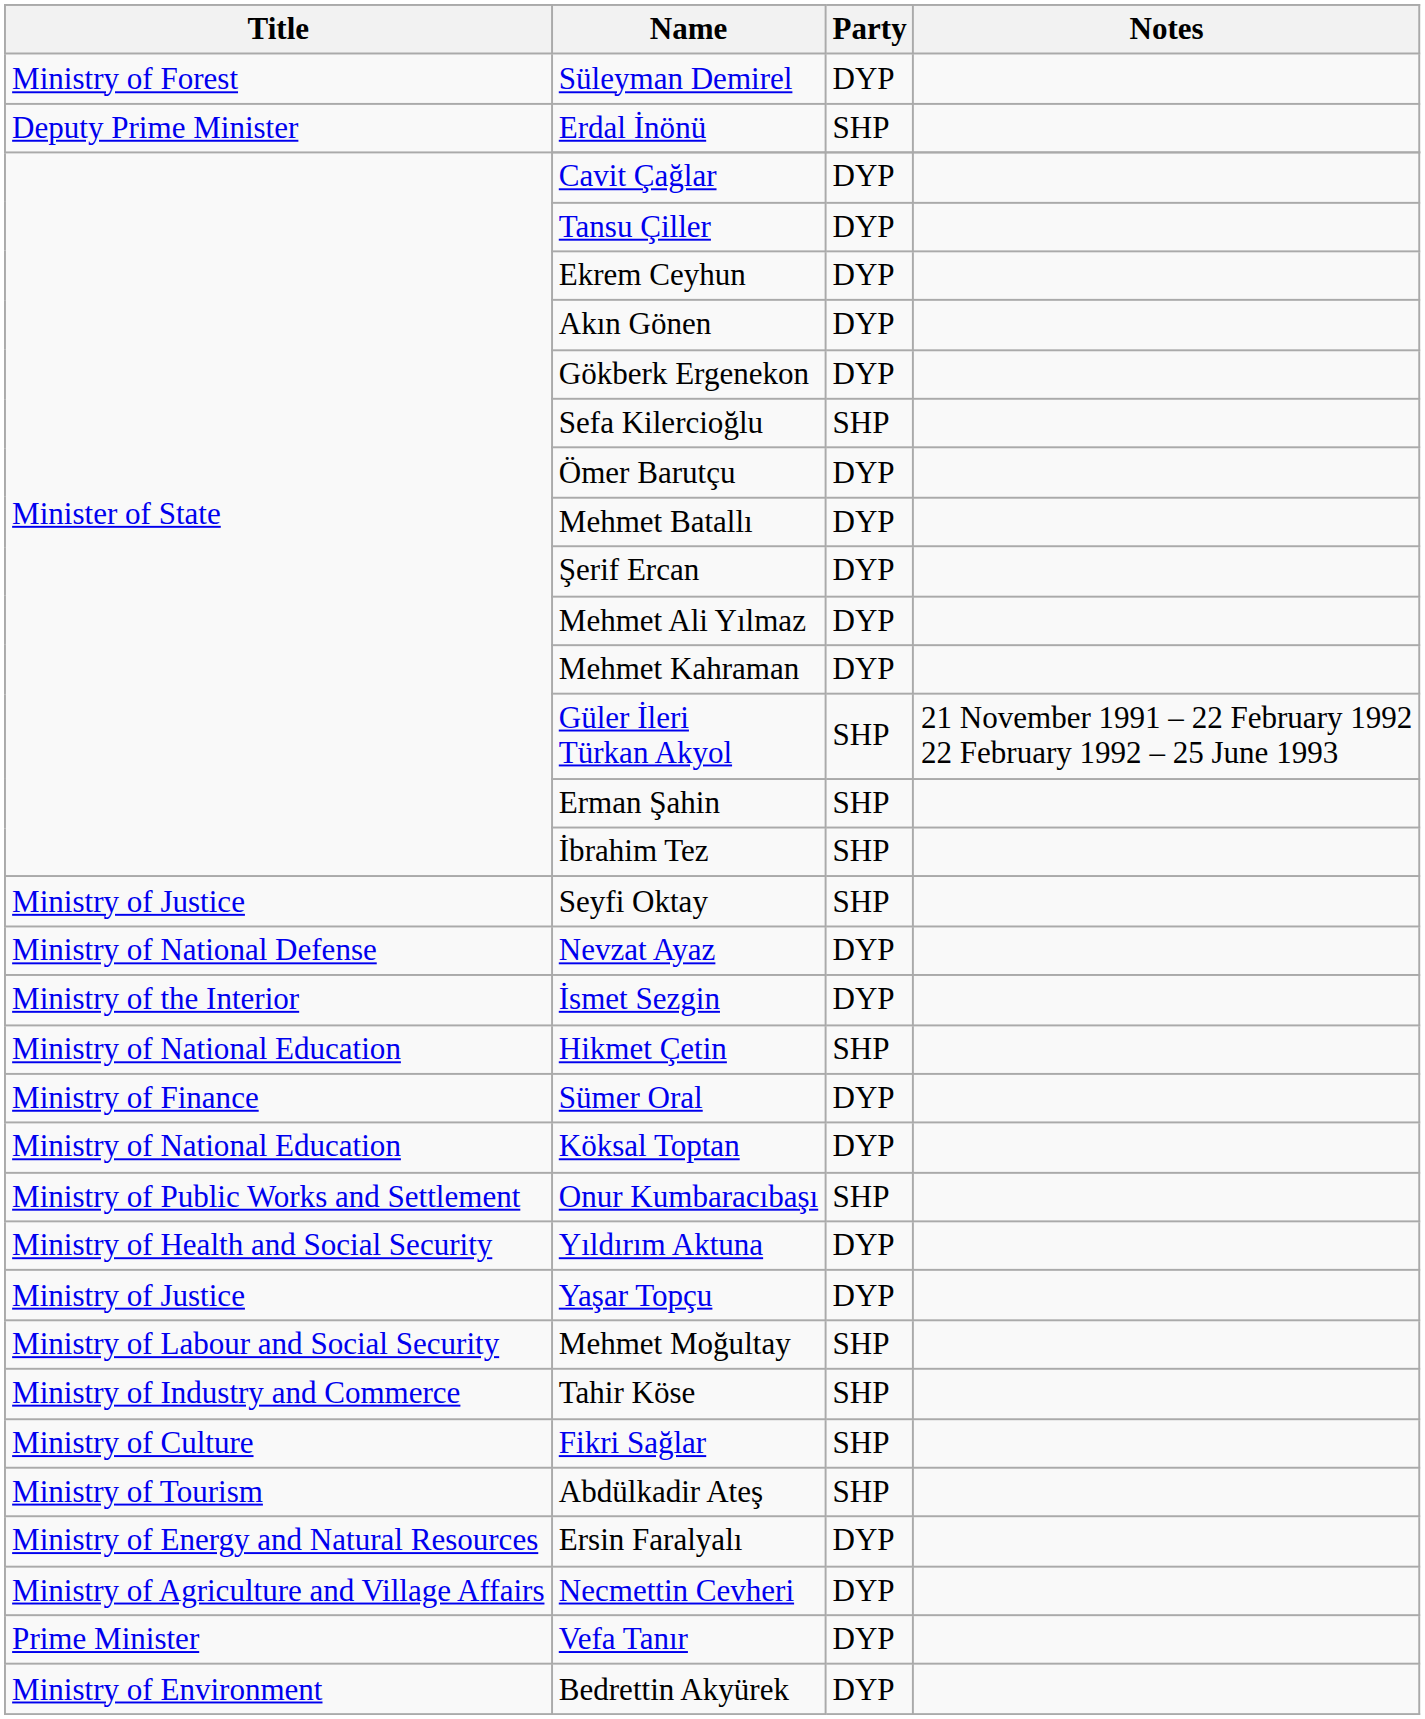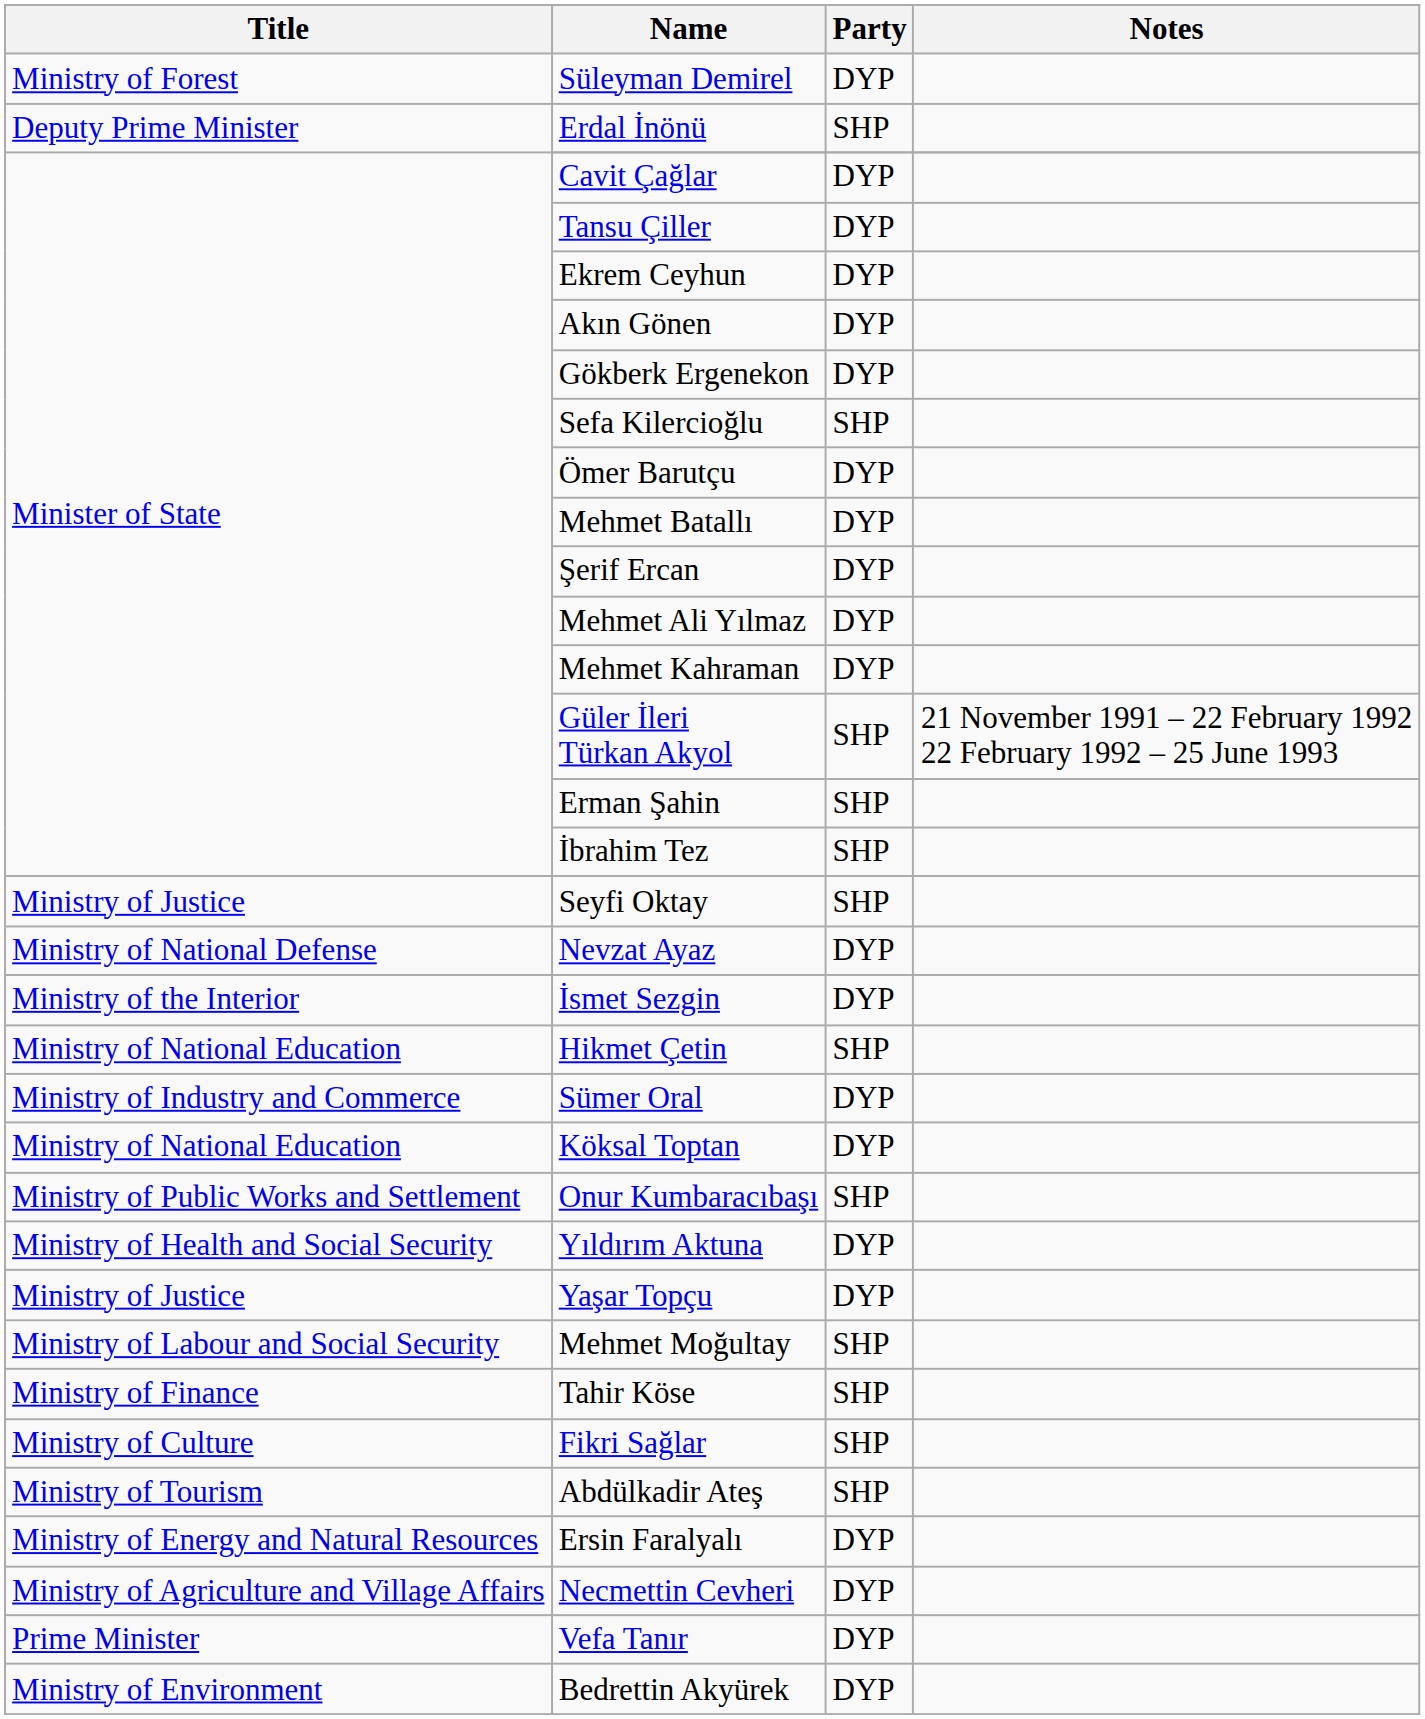(135, 1097) Ministry of Finance -> (236, 1097) Ministry of Industry and Commerce
(236, 1393) Ministry of Industry and Commerce -> (135, 1393) Ministry of Finance
